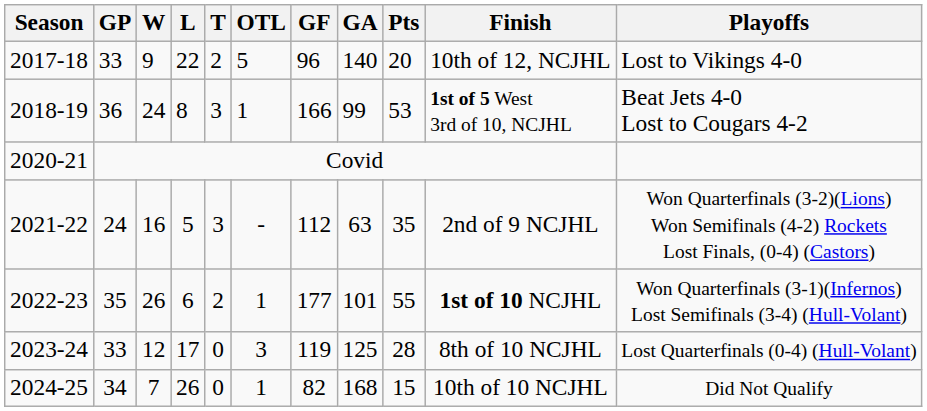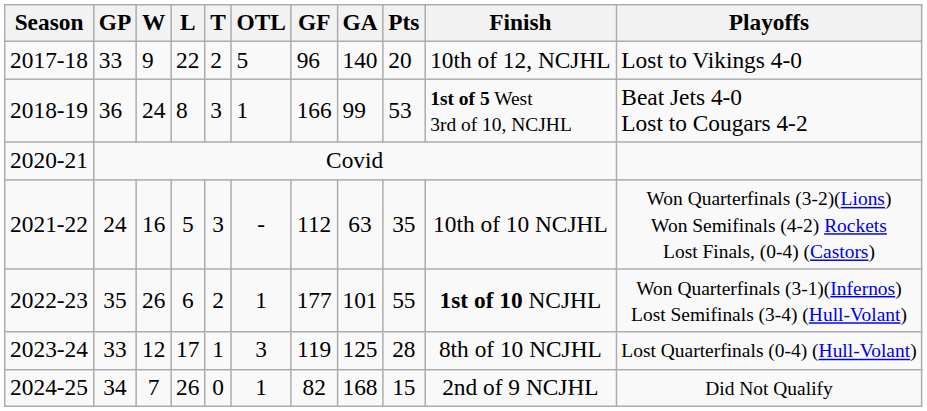(520, 223) 2nd of 9 NCJHL -> (520, 223) 10th of 10 NCJHL
(218, 350) 0 -> (218, 350) 1
(520, 387) 10th of 10 NCJHL -> (520, 387) 2nd of 9 NCJHL
